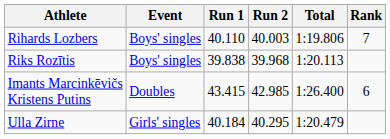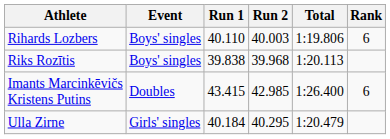(366, 38) 7 -> (366, 38) 6
